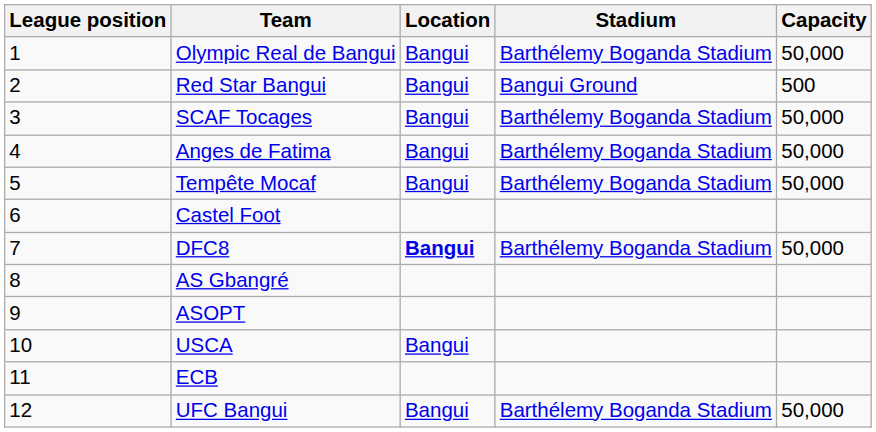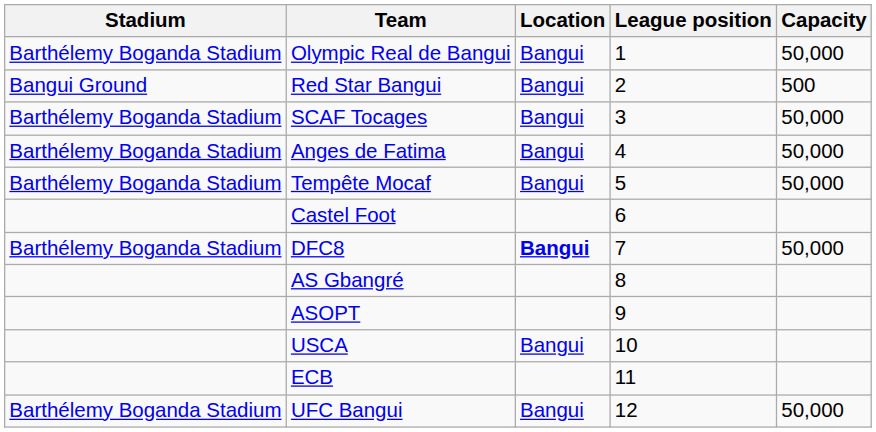columns swapped: (88, 20) <-> (636, 20)
